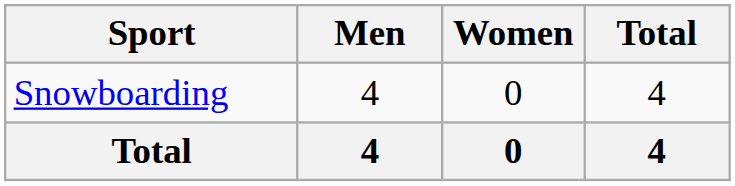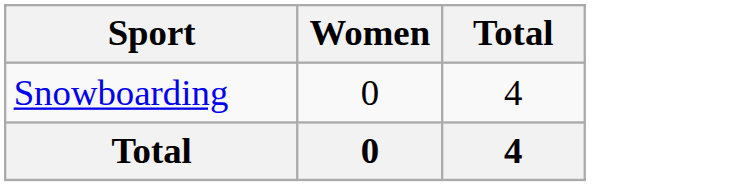- column: (370, 33)
